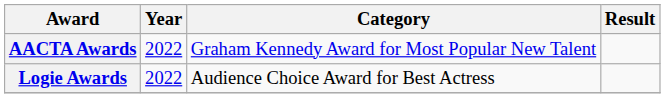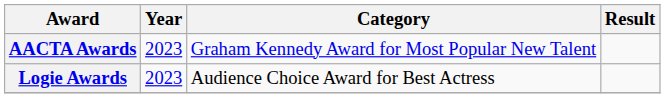(164, 48) 2022 -> (164, 48) 2023
(164, 78) 2022 -> (164, 78) 2023
